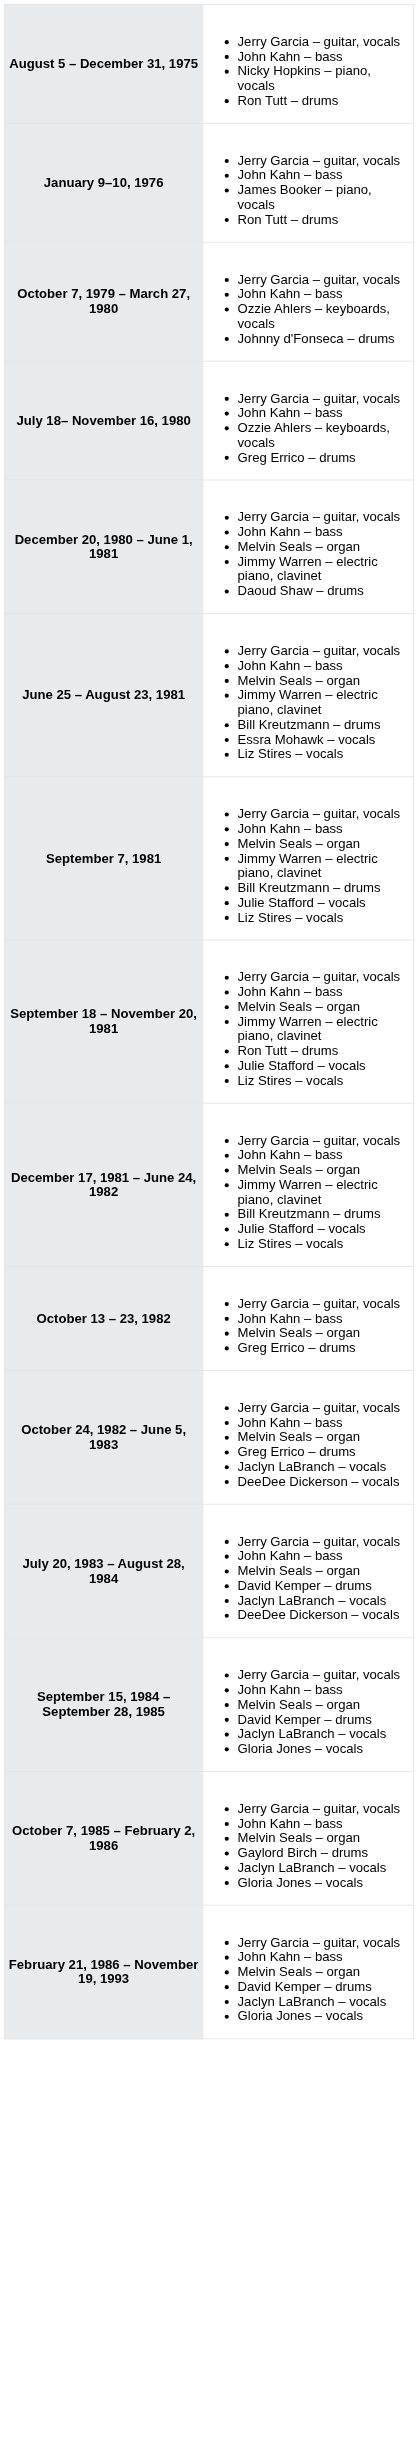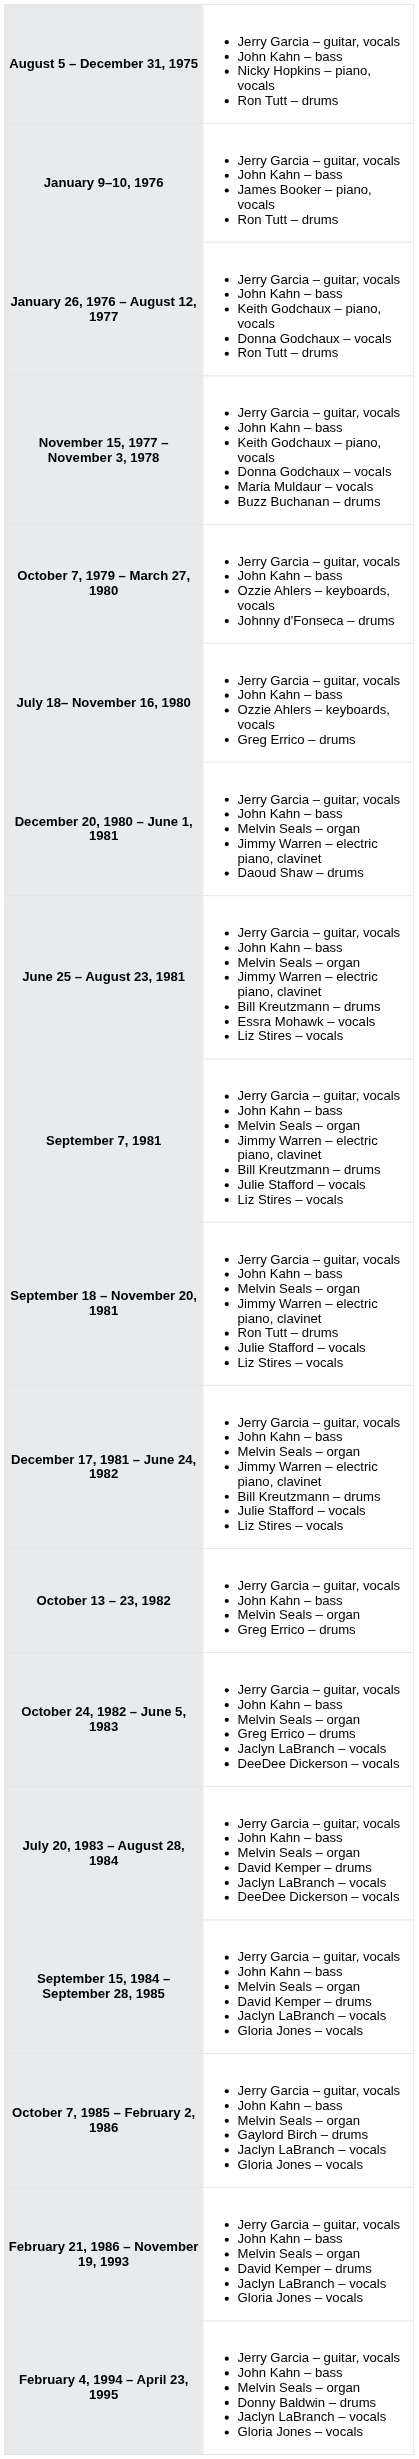+ row: (104, 309)
+ row: (104, 450)
+ row: (104, 2387)
